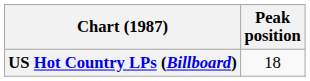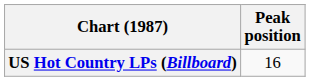(273, 62) 18 -> (273, 62) 16
